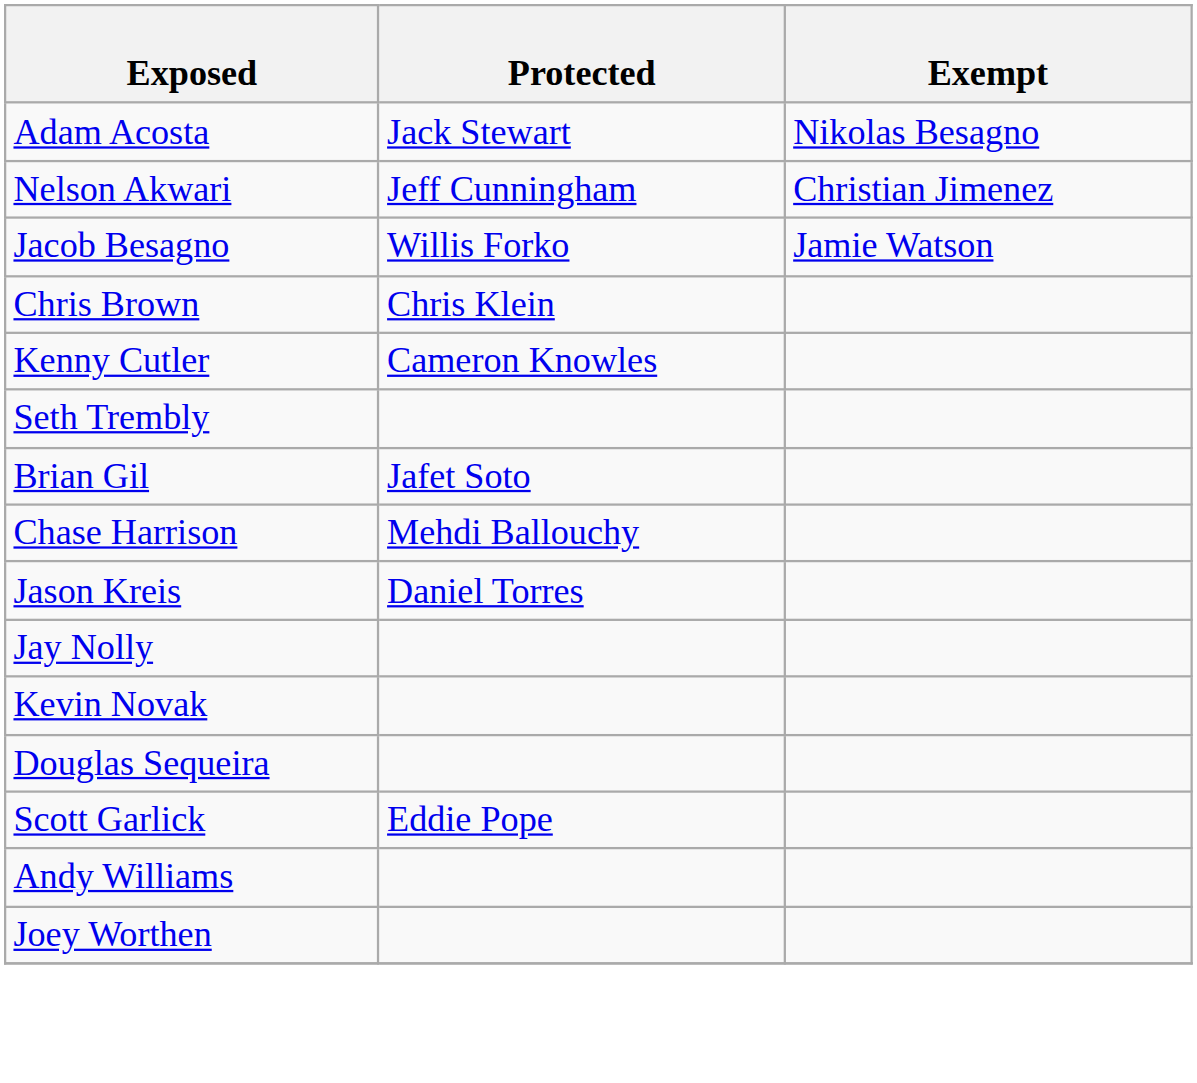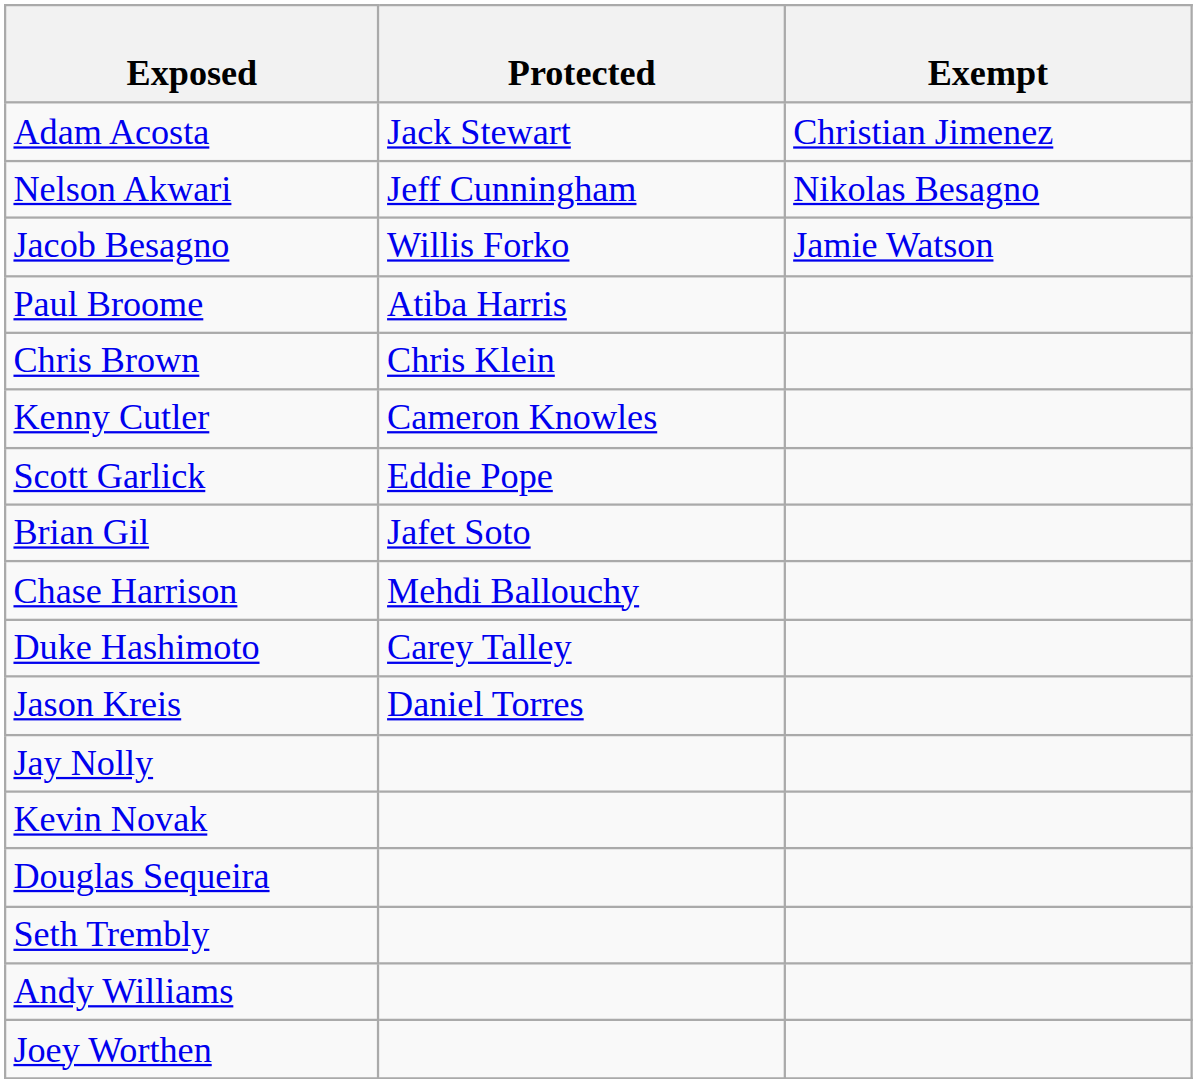(916, 131) Nikolas Besagno -> (923, 131) Christian Jimenez
(923, 188) Christian Jimenez -> (916, 188) Nikolas Besagno
+ row: (108, 303)
rows swapped: (109, 819) <-> (111, 417)
+ row: (136, 647)
